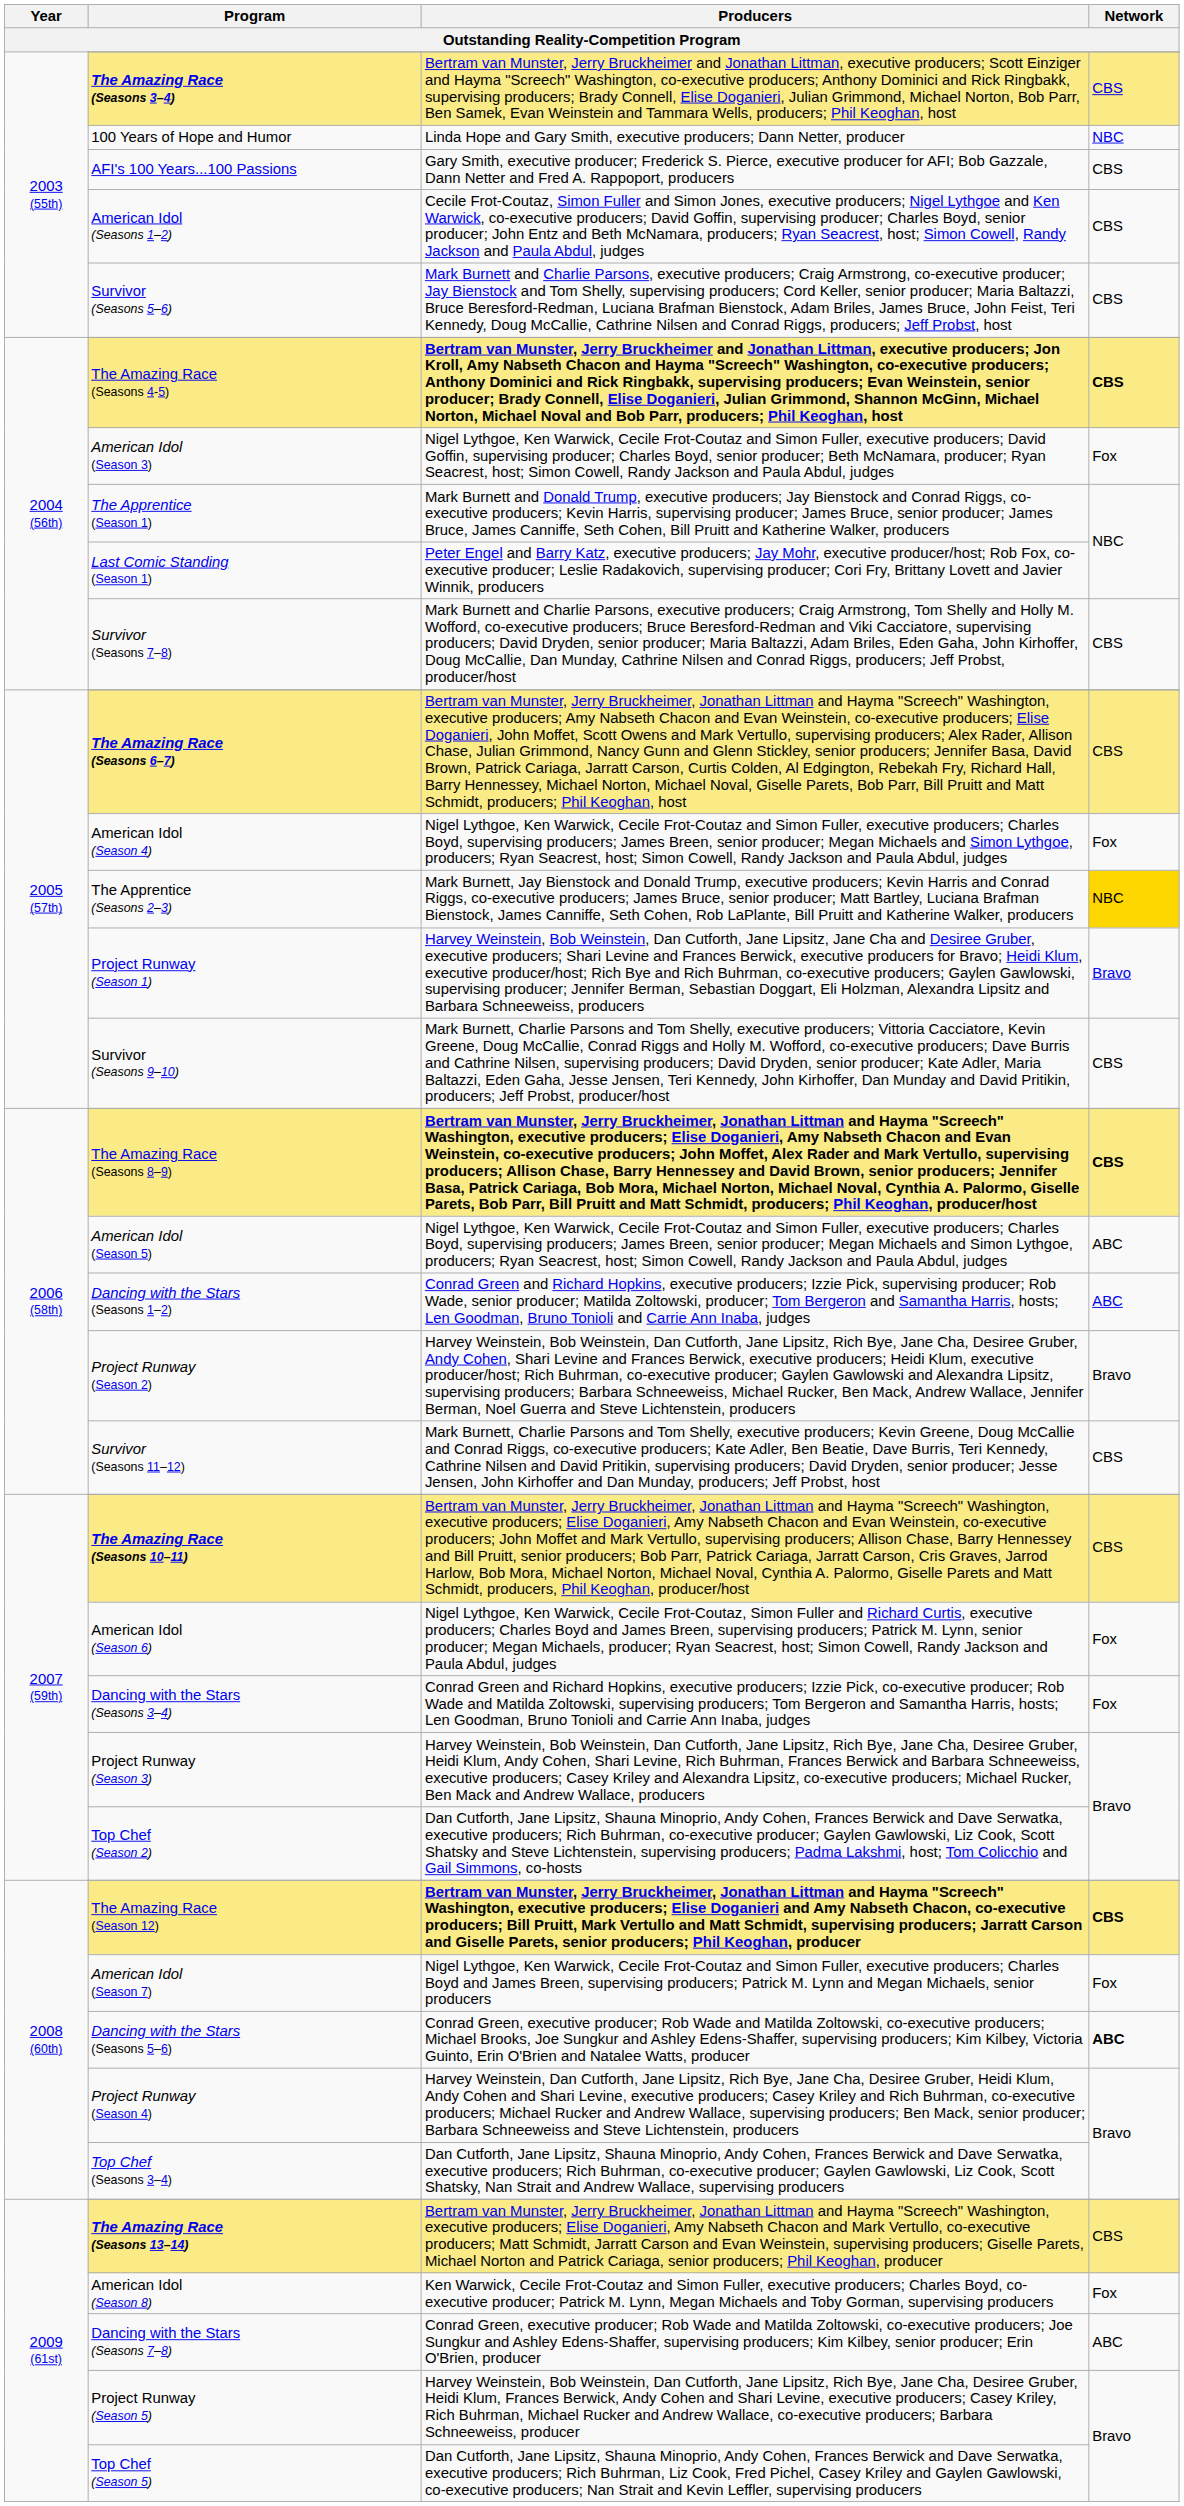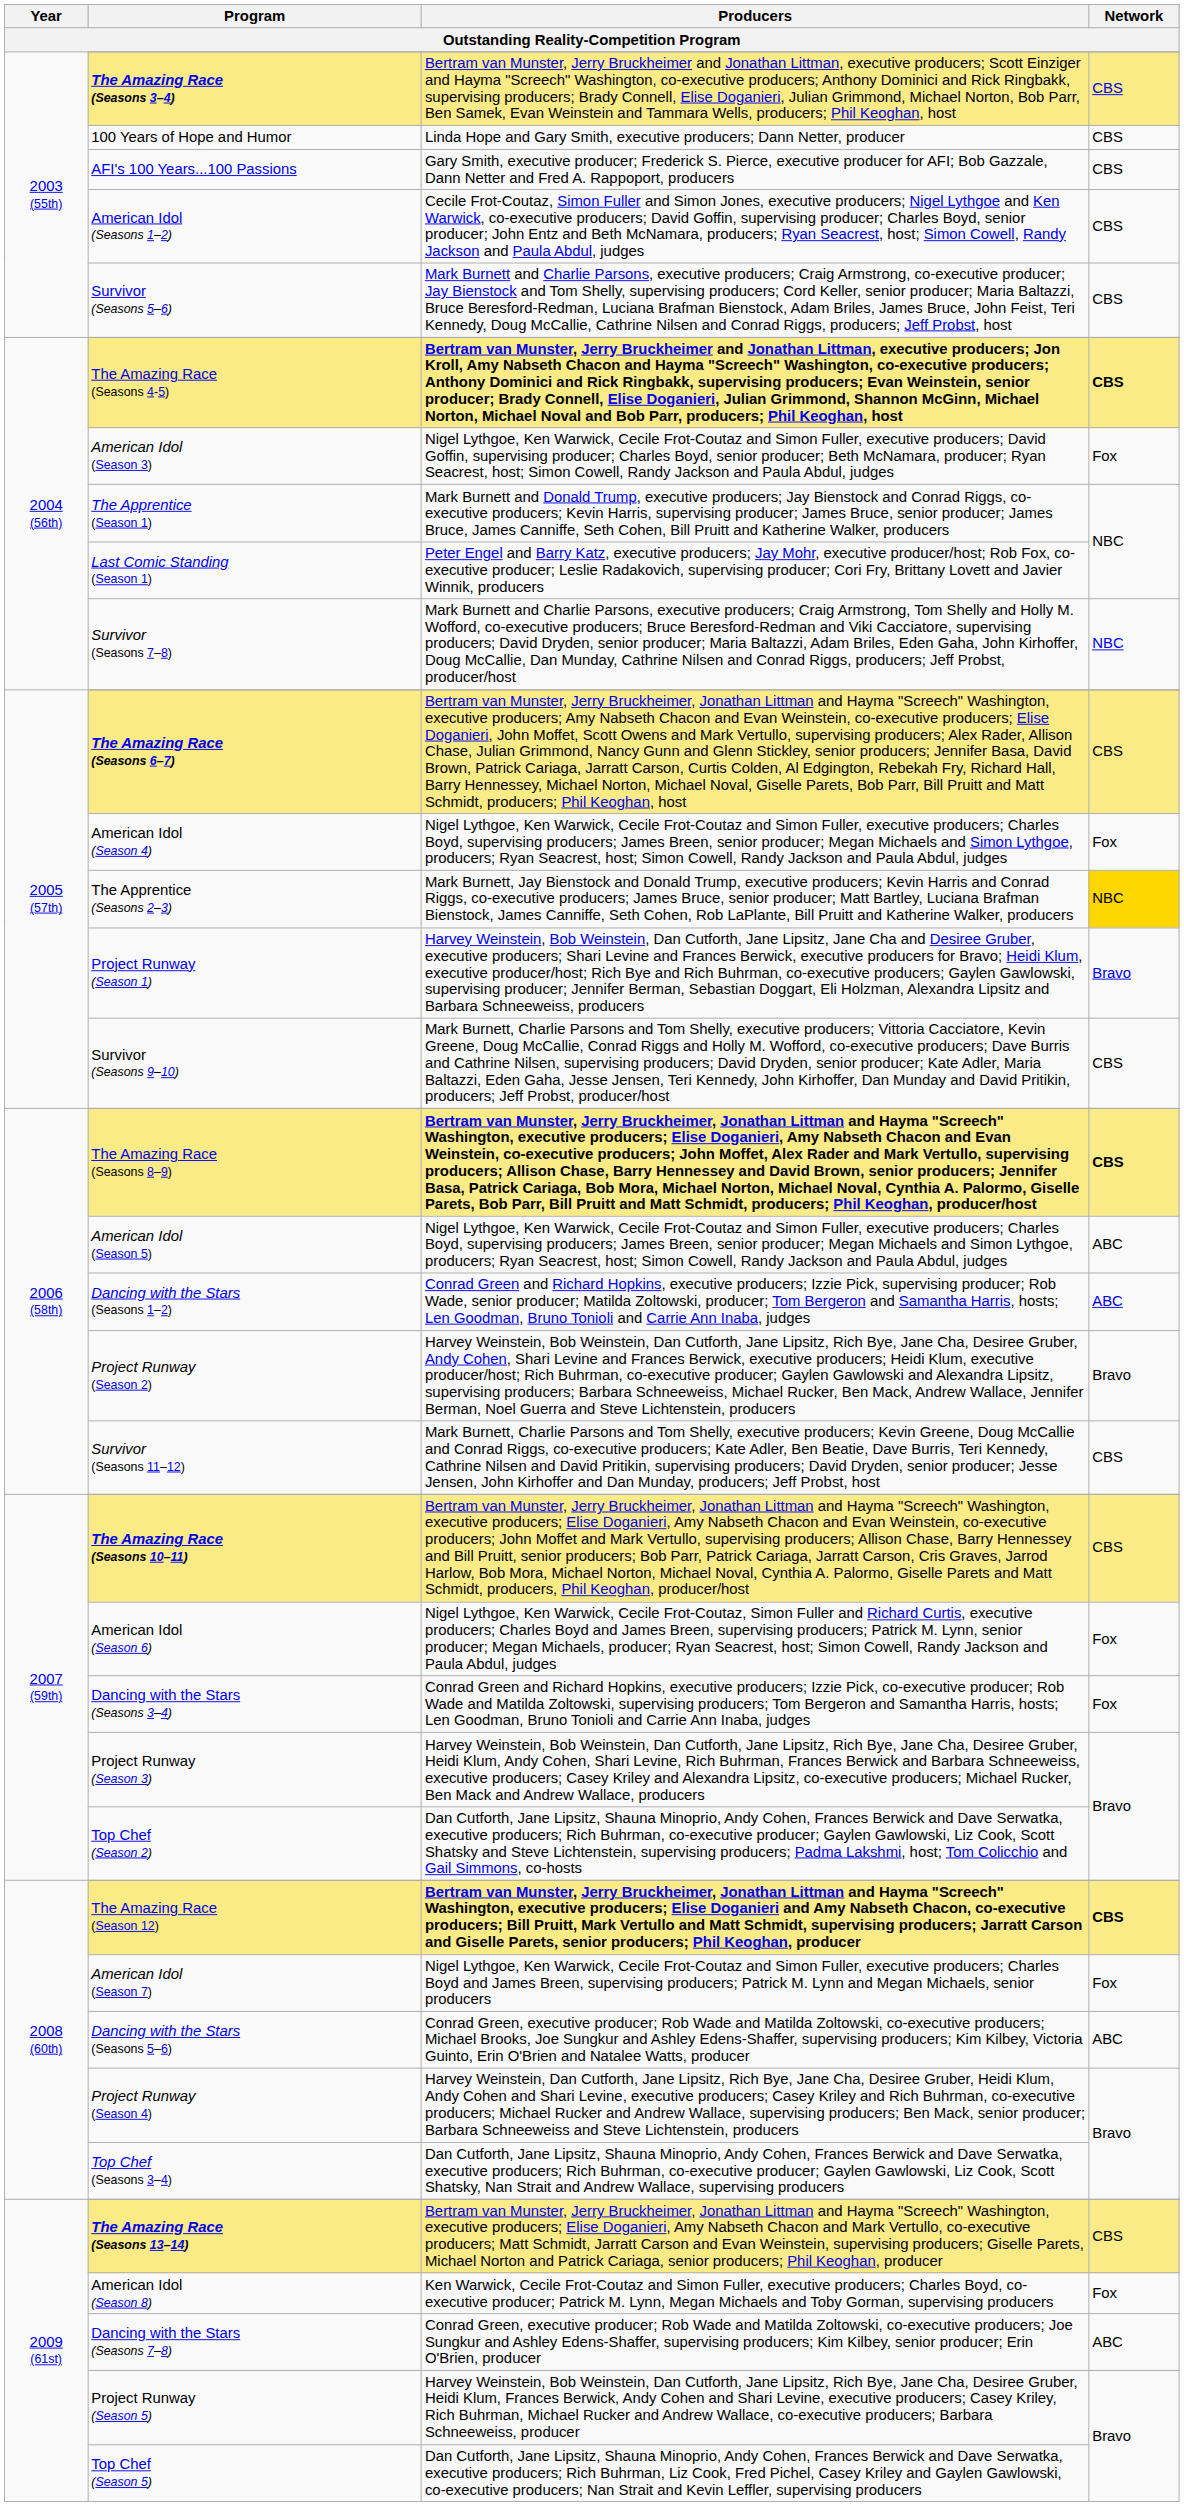(1108, 137) NBC -> (1108, 137) CBS
(1108, 644) CBS -> (1108, 644) NBC
(1108, 2039) bold -> (1108, 2039) normal
